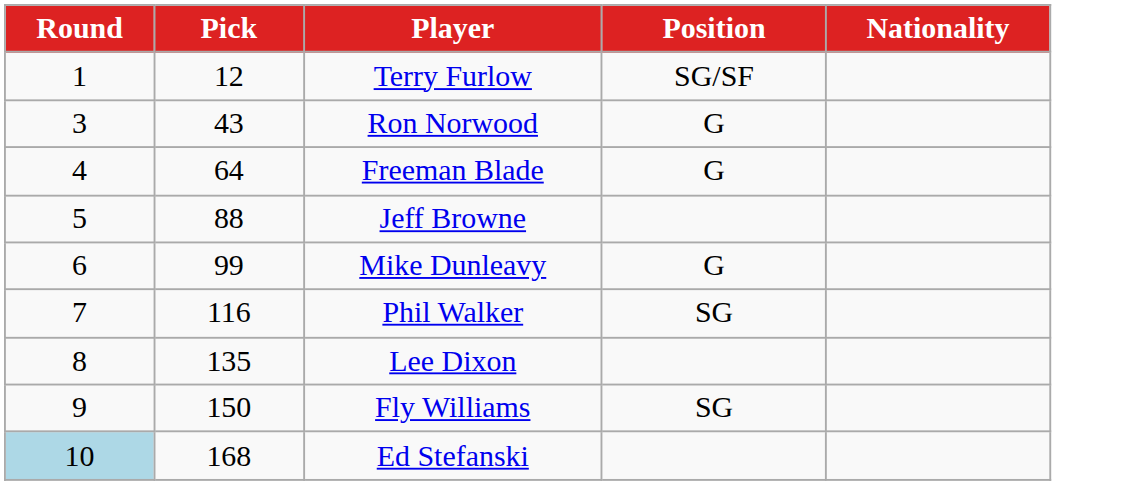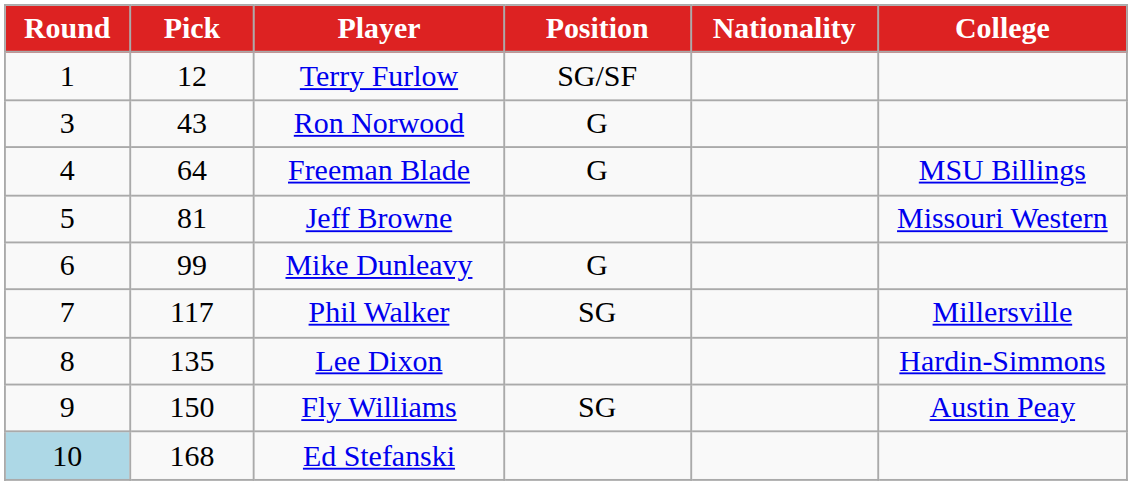+ column: (1002, 28)
(229, 218) 88 -> (192, 218) 81
(229, 312) 116 -> (192, 312) 117
